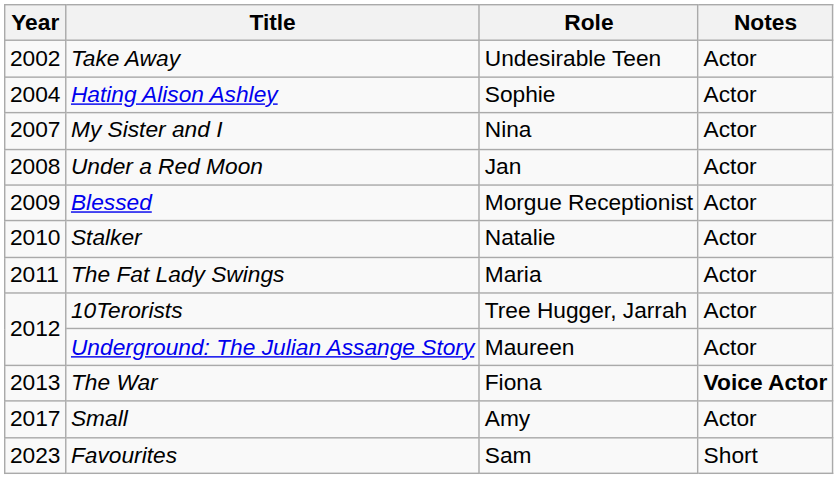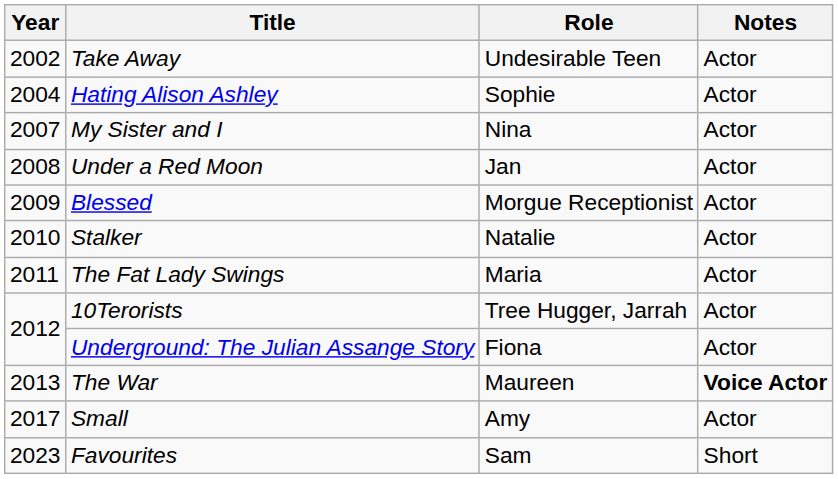(530, 346) Maureen -> (513, 346) Fiona
(513, 382) Fiona -> (530, 382) Maureen
